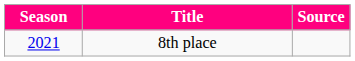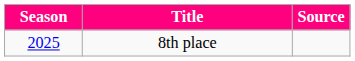(44, 42) 2021 -> (44, 42) 2025
